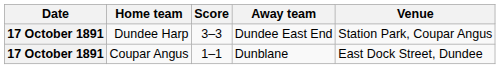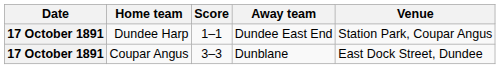(212, 34) 3–3 -> (212, 34) 1–1
(212, 53) 1–1 -> (212, 53) 3–3
